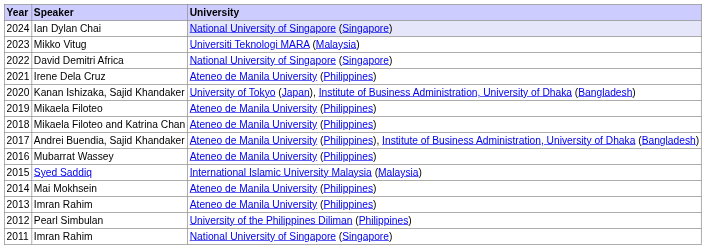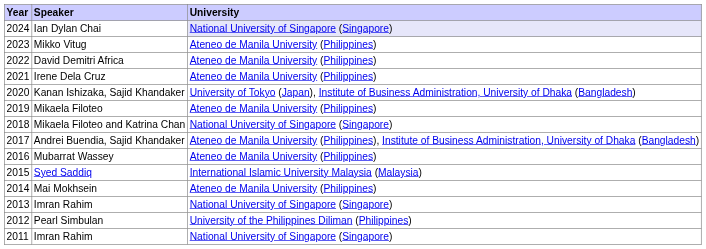(275, 44) Universiti Teknologi MARA (Malaysia) -> (283, 44) Ateneo de Manila University (Philippines)
(291, 60) National University of Singapore (Singapore) -> (283, 60) Ateneo de Manila University (Philippines)
(283, 124) Ateneo de Manila University (Philippines) -> (291, 124) National University of Singapore (Singapore)
(283, 204) Ateneo de Manila University (Philippines) -> (291, 204) National University of Singapore (Singapore)
